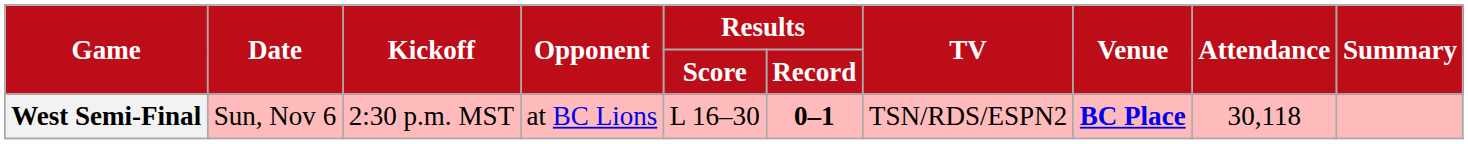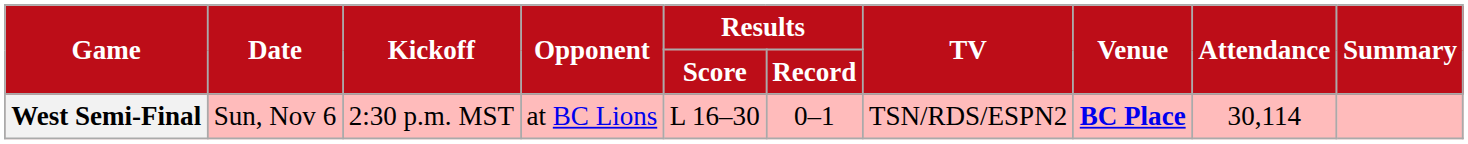(814, 116) bold -> (814, 116) normal
(1264, 116) 30,118 -> (1264, 116) 30,114
